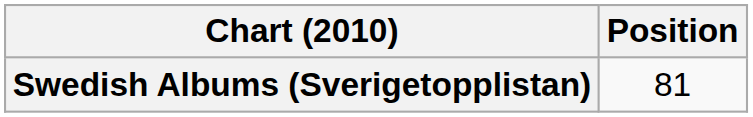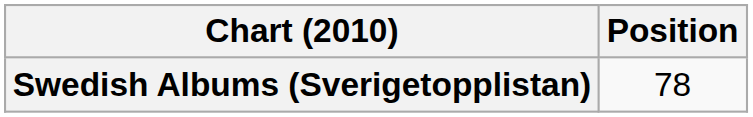(673, 84) 81 -> (673, 84) 78
